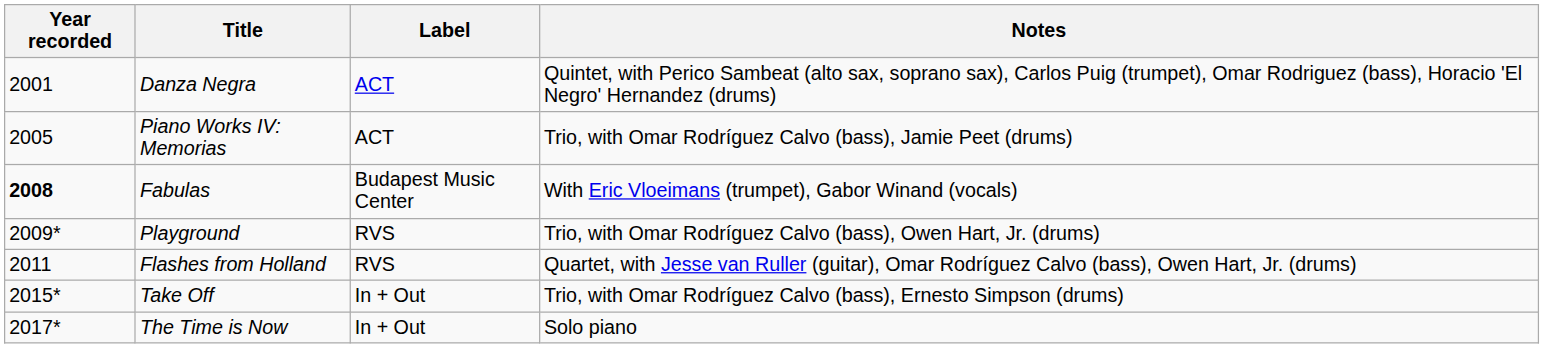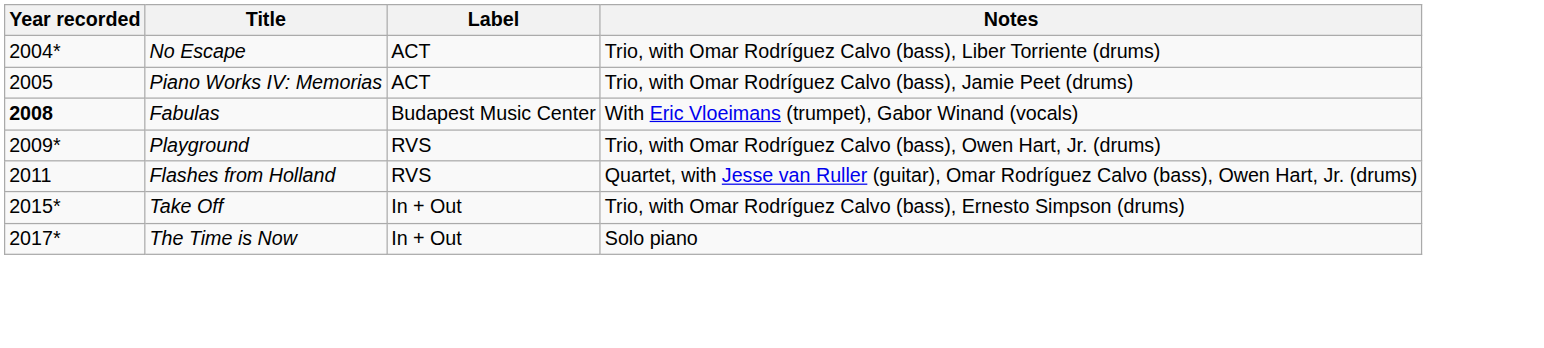- row: (198, 84)
+ row: (198, 51)
